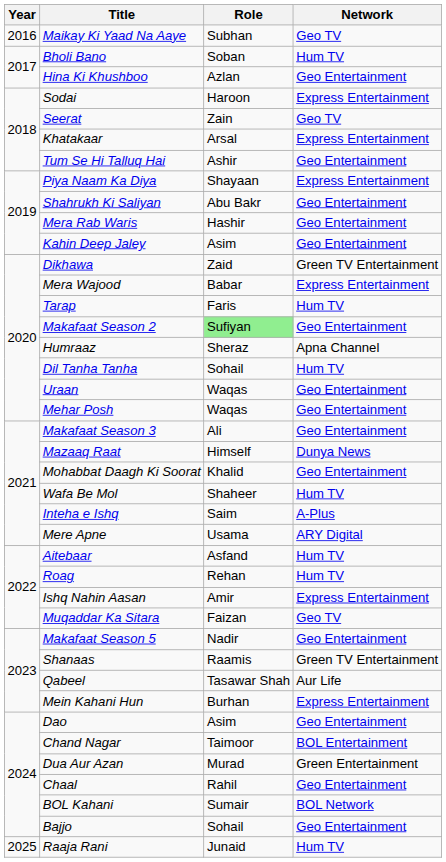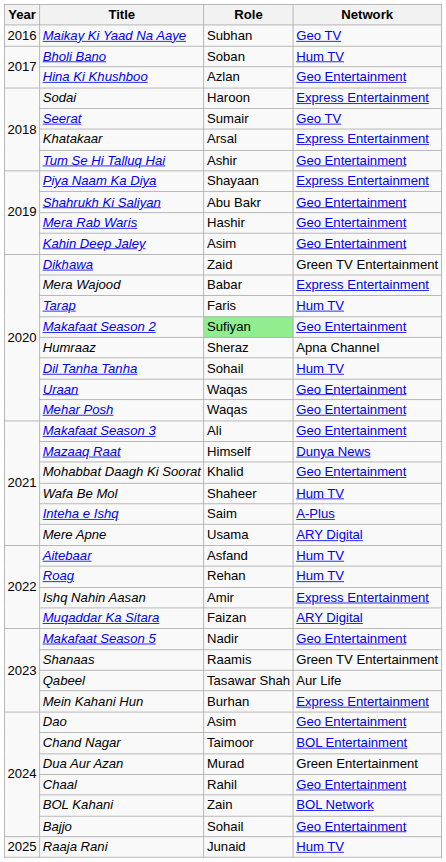(220, 118) Zain -> (228, 118) Sumair
(319, 618) Geo TV -> (329, 618) ARY Digital
(228, 805) Sumair -> (220, 805) Zain
